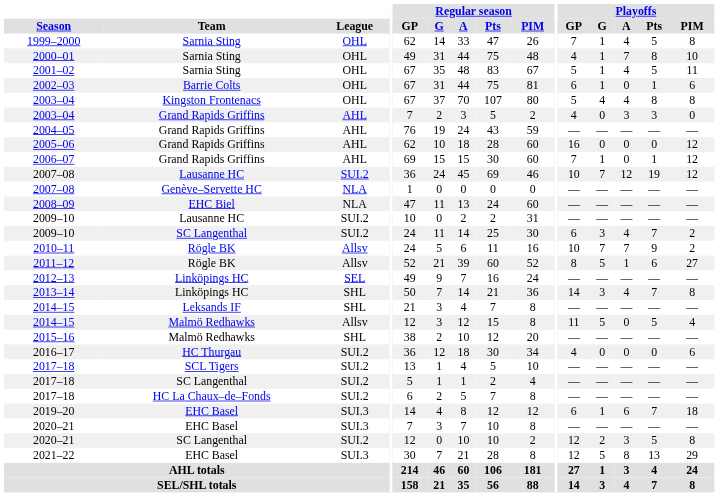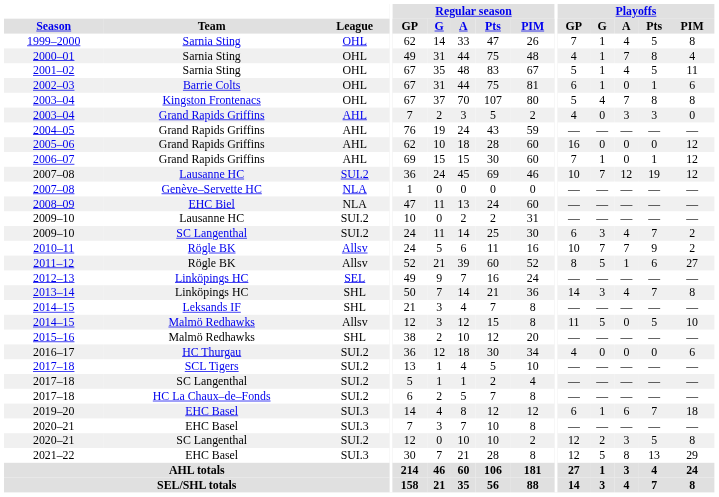(692, 55) 10 -> (692, 55) 4
(626, 100) 4 -> (626, 100) 7
(692, 322) 4 -> (692, 322) 10
